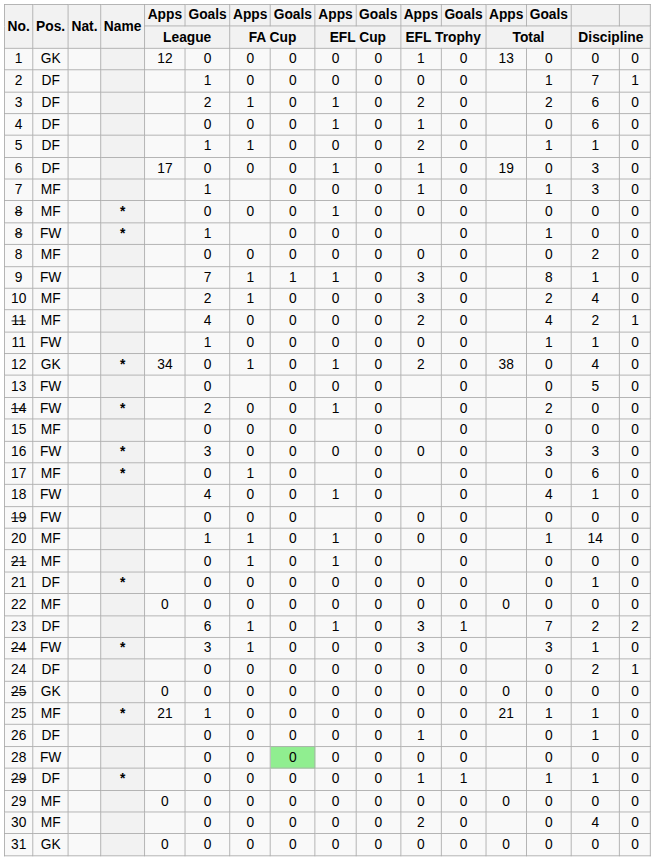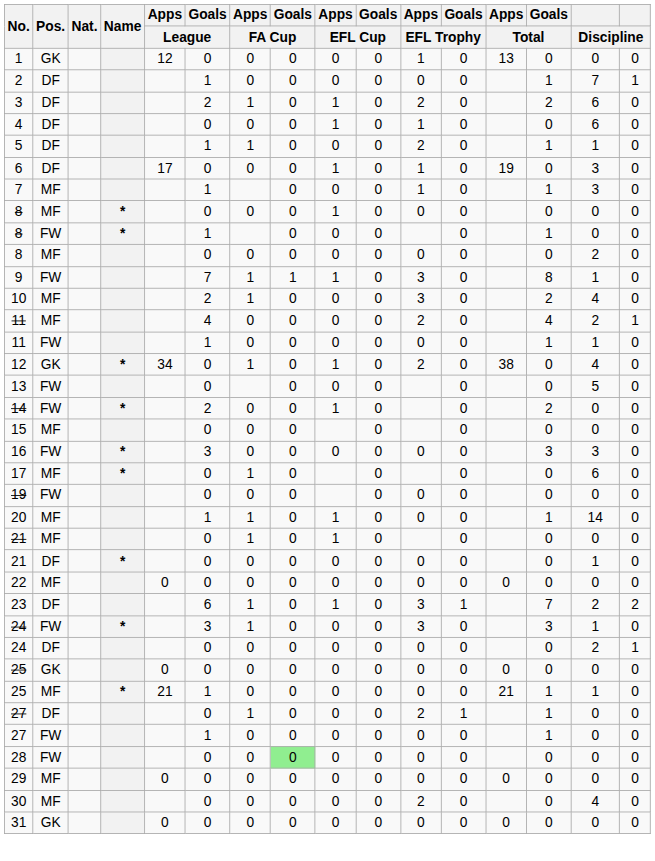- row: (19, 495)
- row: (19, 735)
+ row: (19, 713)
+ row: (19, 735)
- row: (19, 779)
